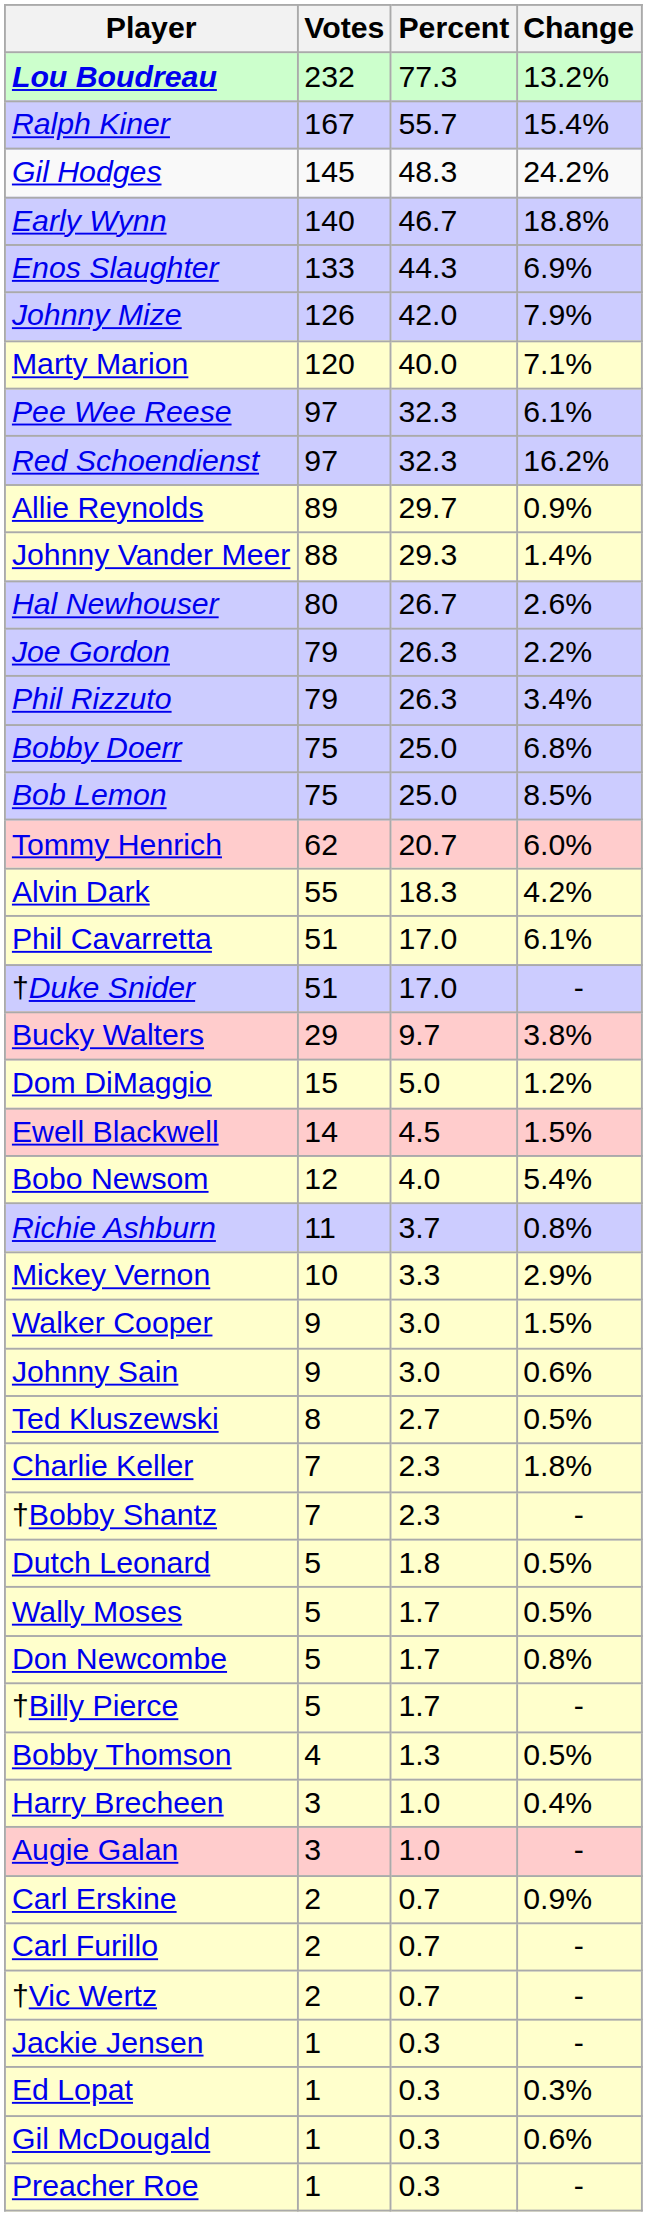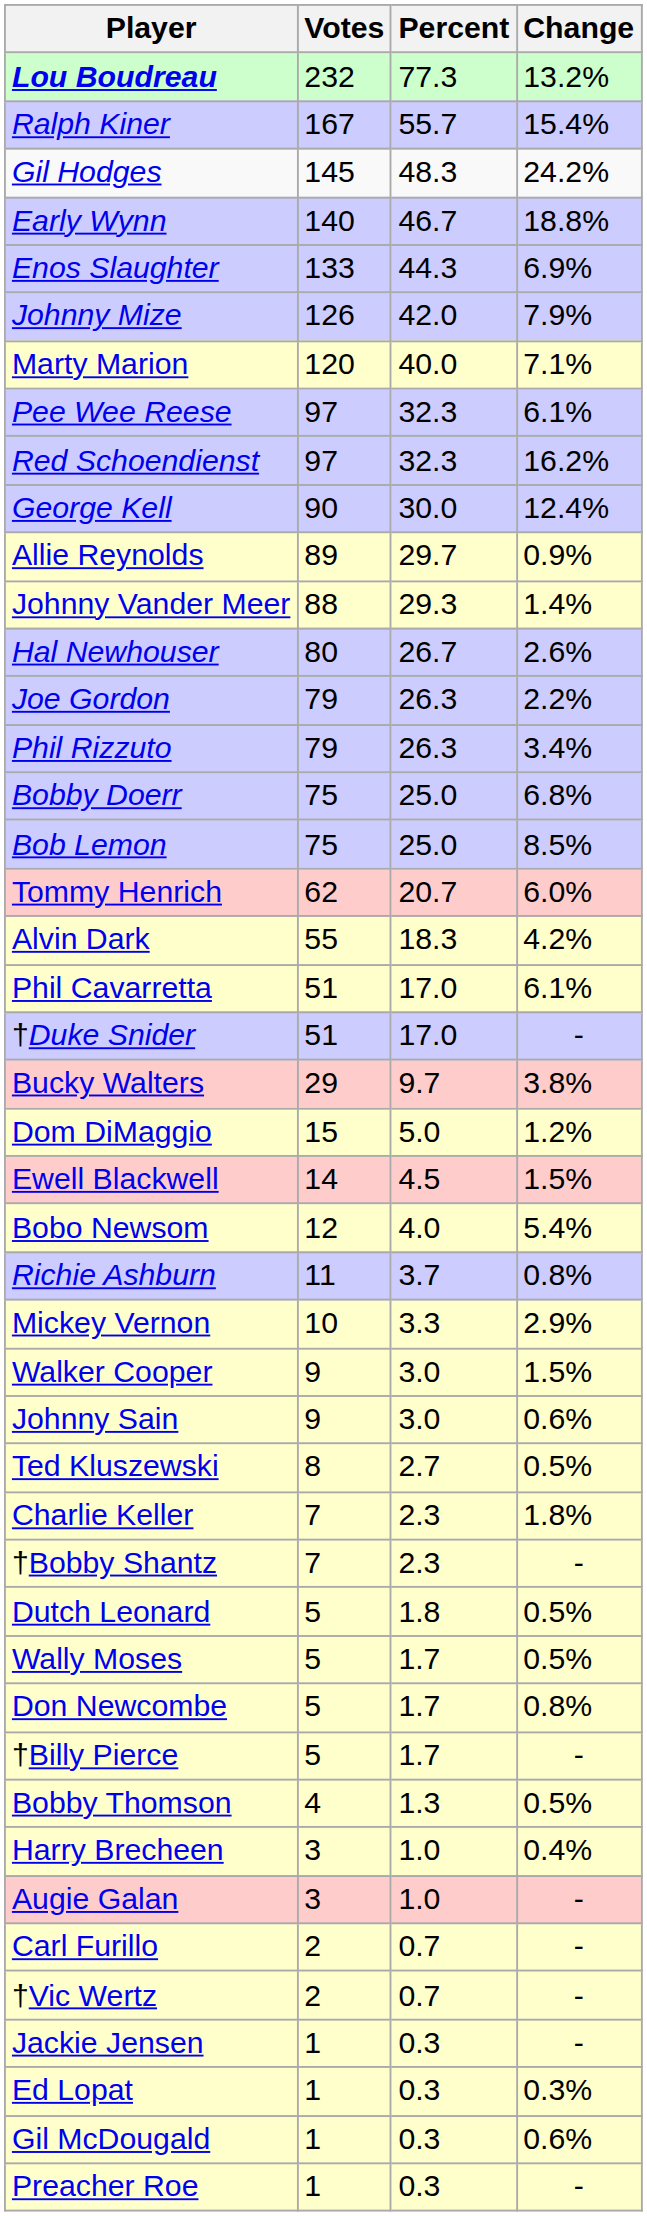+ row: (92, 508)
- row: (94, 1898)
